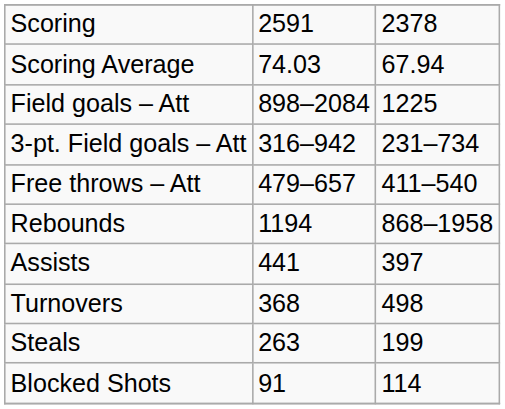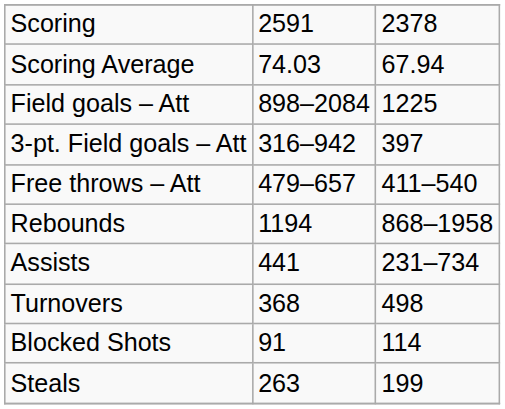(430, 143) 231–734 -> (402, 143) 397
(402, 263) 397 -> (430, 263) 231–734
rows swapped: (45, 343) <-> (91, 382)
